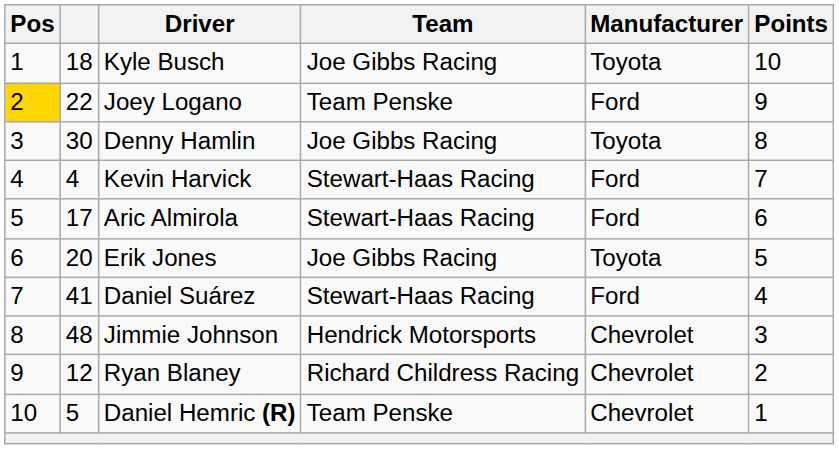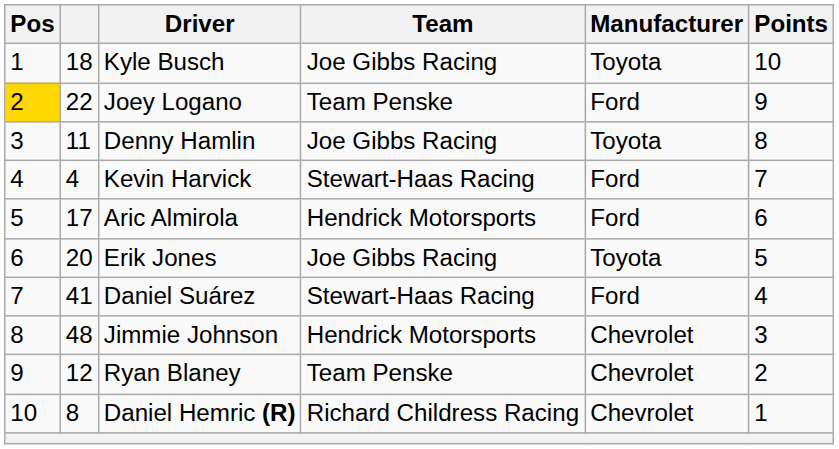(79, 140) 30 -> (78, 140) 11
(421, 218) Stewart-Haas Racing -> (421, 218) Hendrick Motorsports
(443, 373) Richard Childress Racing -> (380, 373) Team Penske
(73, 412) 5 -> (73, 412) 8
(380, 412) Team Penske -> (443, 412) Richard Childress Racing
